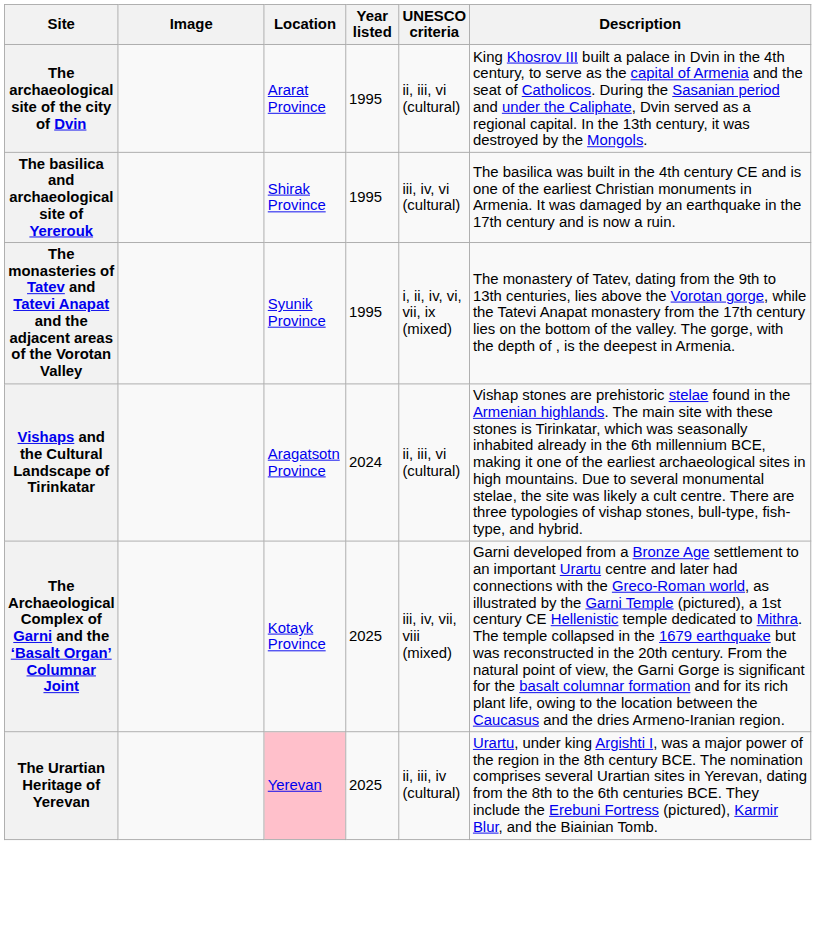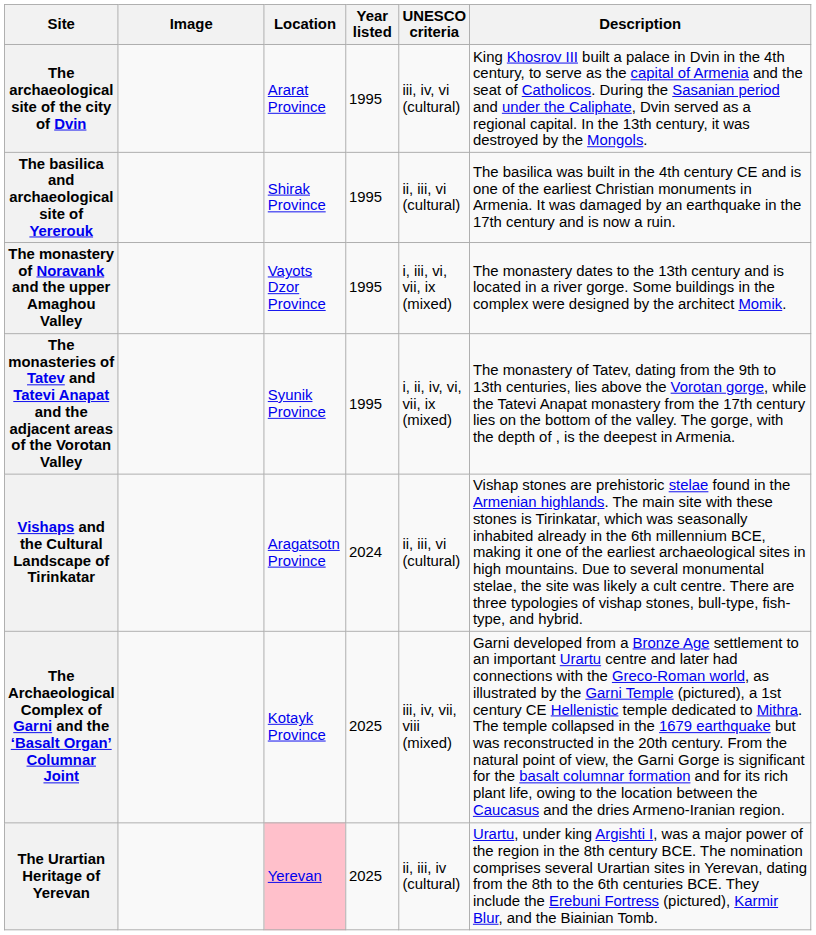(431, 98) ii, iii, vi (cultural) -> (431, 98) iii, iv, vi (cultural)
(431, 197) iii, iv, vi (cultural) -> (431, 197) ii, iii, vi (cultural)
+ row: (61, 287)
